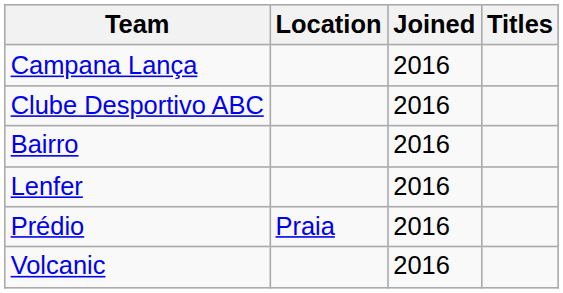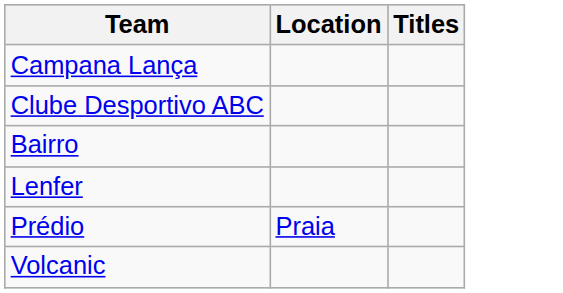- column: (434, 24)
